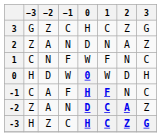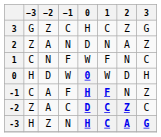(146, 92) C -> (146, 92) Z
(68, 108) N -> (68, 108) C
(127, 108) A -> (127, 108) Z
(146, 108) Z -> (146, 108) C
(68, 124) C -> (68, 124) N
(127, 124) Z -> (127, 124) A
